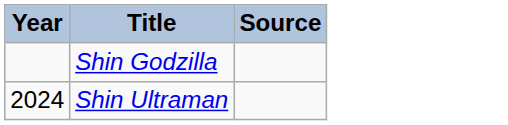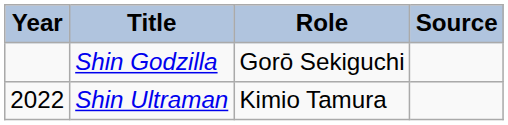+ column: (322, 23)
(37, 100) 2024 -> (37, 100) 2022
